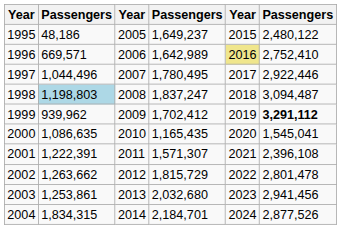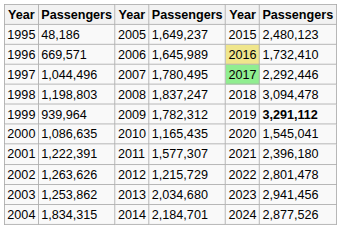(290, 35) 2,480,122 -> (290, 35) 2,480,123
(180, 55) 1,642,989 -> (180, 55) 1,645,989
(290, 55) 2,752,410 -> (290, 55) 1,732,410
(242, 75) no background -> (242, 75) lightgreen background
(290, 75) 2,922,446 -> (290, 75) 2,292,446
(69, 94) lightblue background -> (69, 94) no background
(290, 94) 3,094,487 -> (290, 94) 3,094,478
(64, 114) 939,962 -> (64, 114) 939,964
(180, 114) 1,702,412 -> (180, 114) 1,782,312
(180, 154) 1,571,307 -> (180, 154) 1,577,307
(290, 154) 2,396,108 -> (290, 154) 2,396,180
(69, 174) 1,263,662 -> (69, 174) 1,263,626
(180, 174) 1,815,729 -> (180, 174) 1,215,729
(69, 194) 1,253,861 -> (69, 194) 1,253,862
(180, 194) 2,032,680 -> (180, 194) 2,034,680
